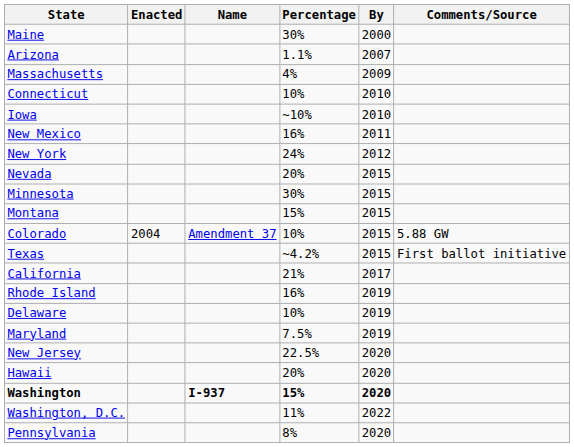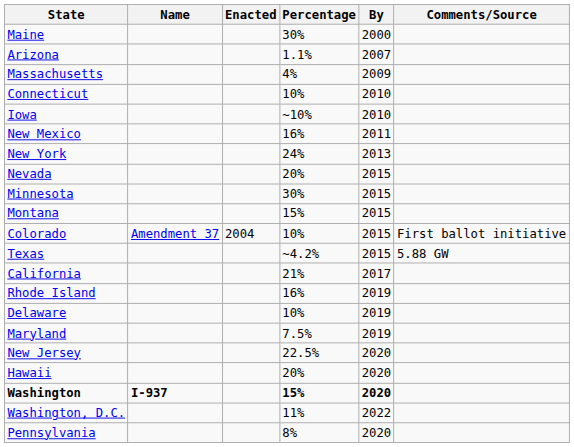columns swapped: (232, 14) <-> (157, 14)
(376, 154) 2012 -> (376, 154) 2013
(423, 234) 5.88 GW -> (482, 234) First ballot initiative
(482, 253) First ballot initiative -> (423, 253) 5.88 GW
